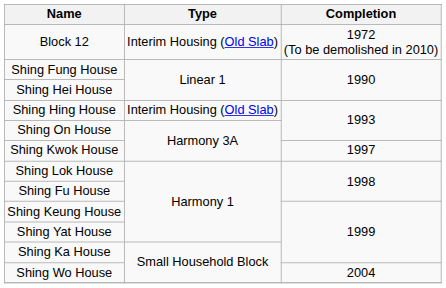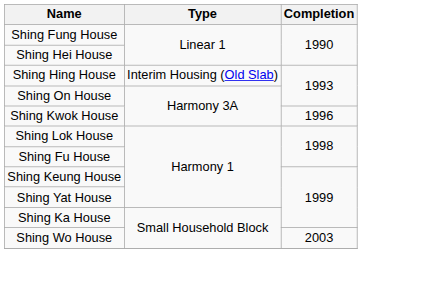- row: (64, 42)
(361, 150) 1997 -> (319, 116) 1996
(361, 272) 2004 -> (319, 237) 2003
